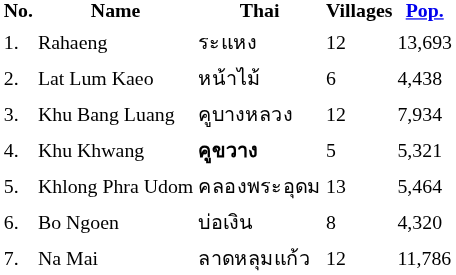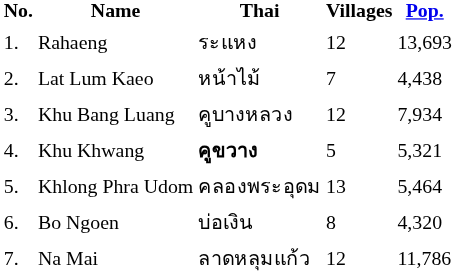(331, 78) 6 -> (331, 78) 7
